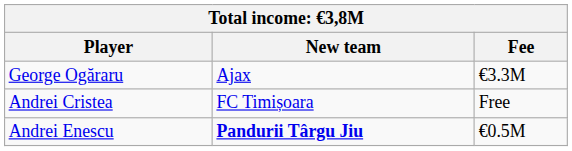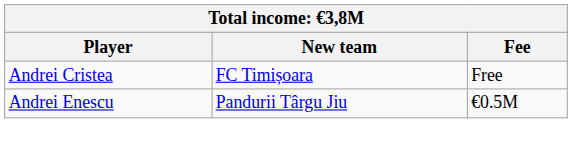- row: (66, 74)
(290, 131) bold -> (281, 103) normal
